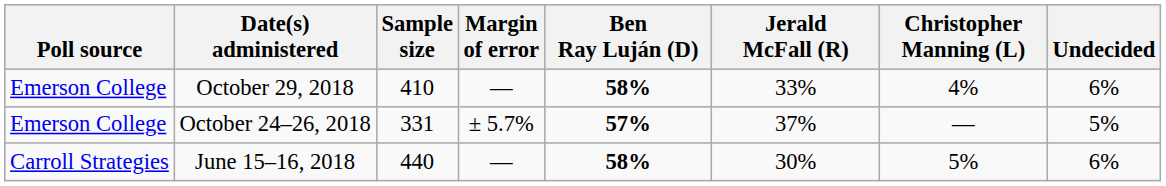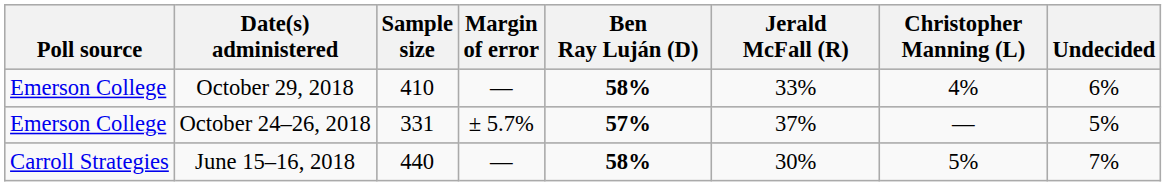(1104, 162) 6% -> (1104, 162) 7%
